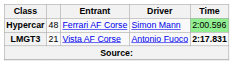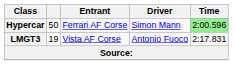(53, 26) 48 -> (53, 26) 50
(53, 39) 21 -> (53, 39) 19
(209, 39) bold -> (209, 39) normal
